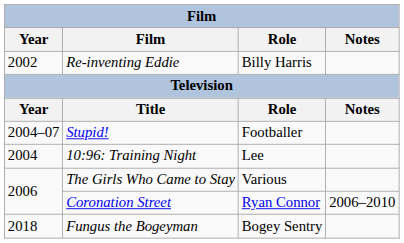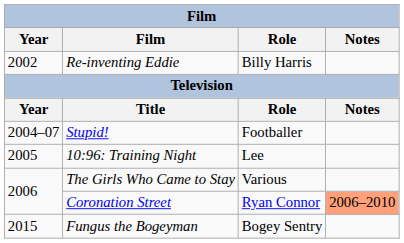(23, 156) 2004 -> (23, 156) 2005
(362, 202) no background -> (362, 202) lightsalmon background
(23, 226) 2018 -> (23, 226) 2015
